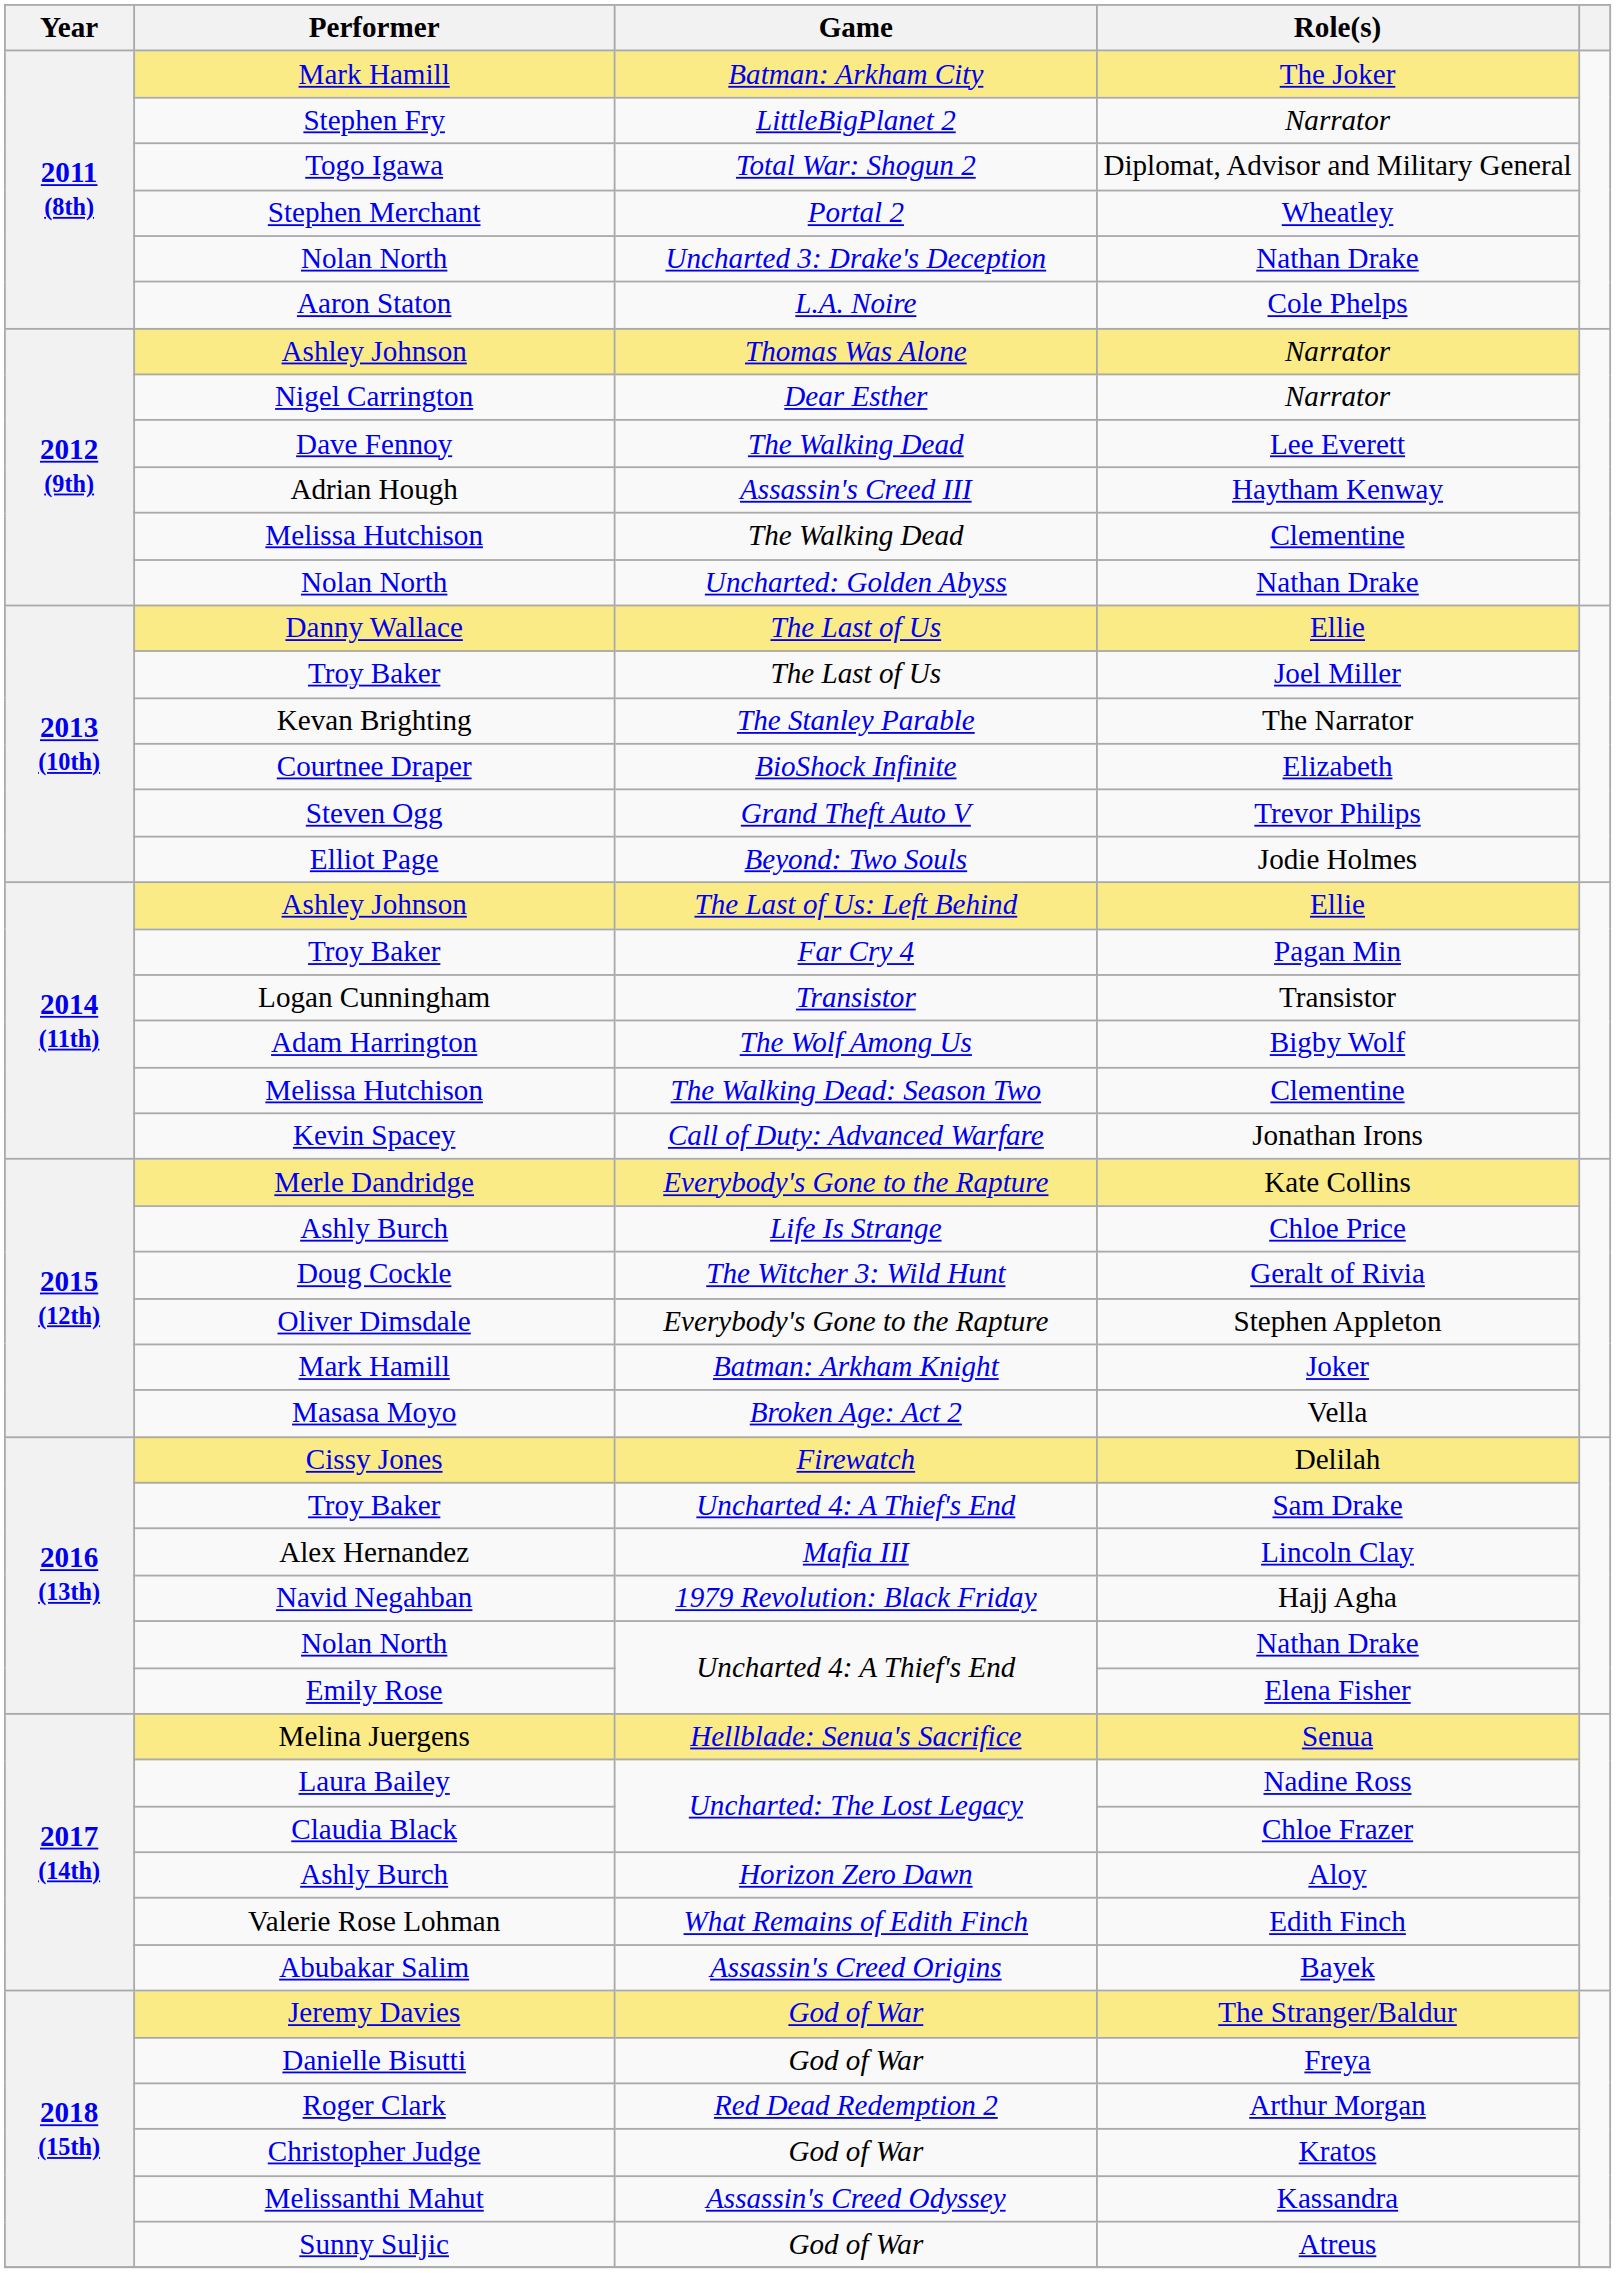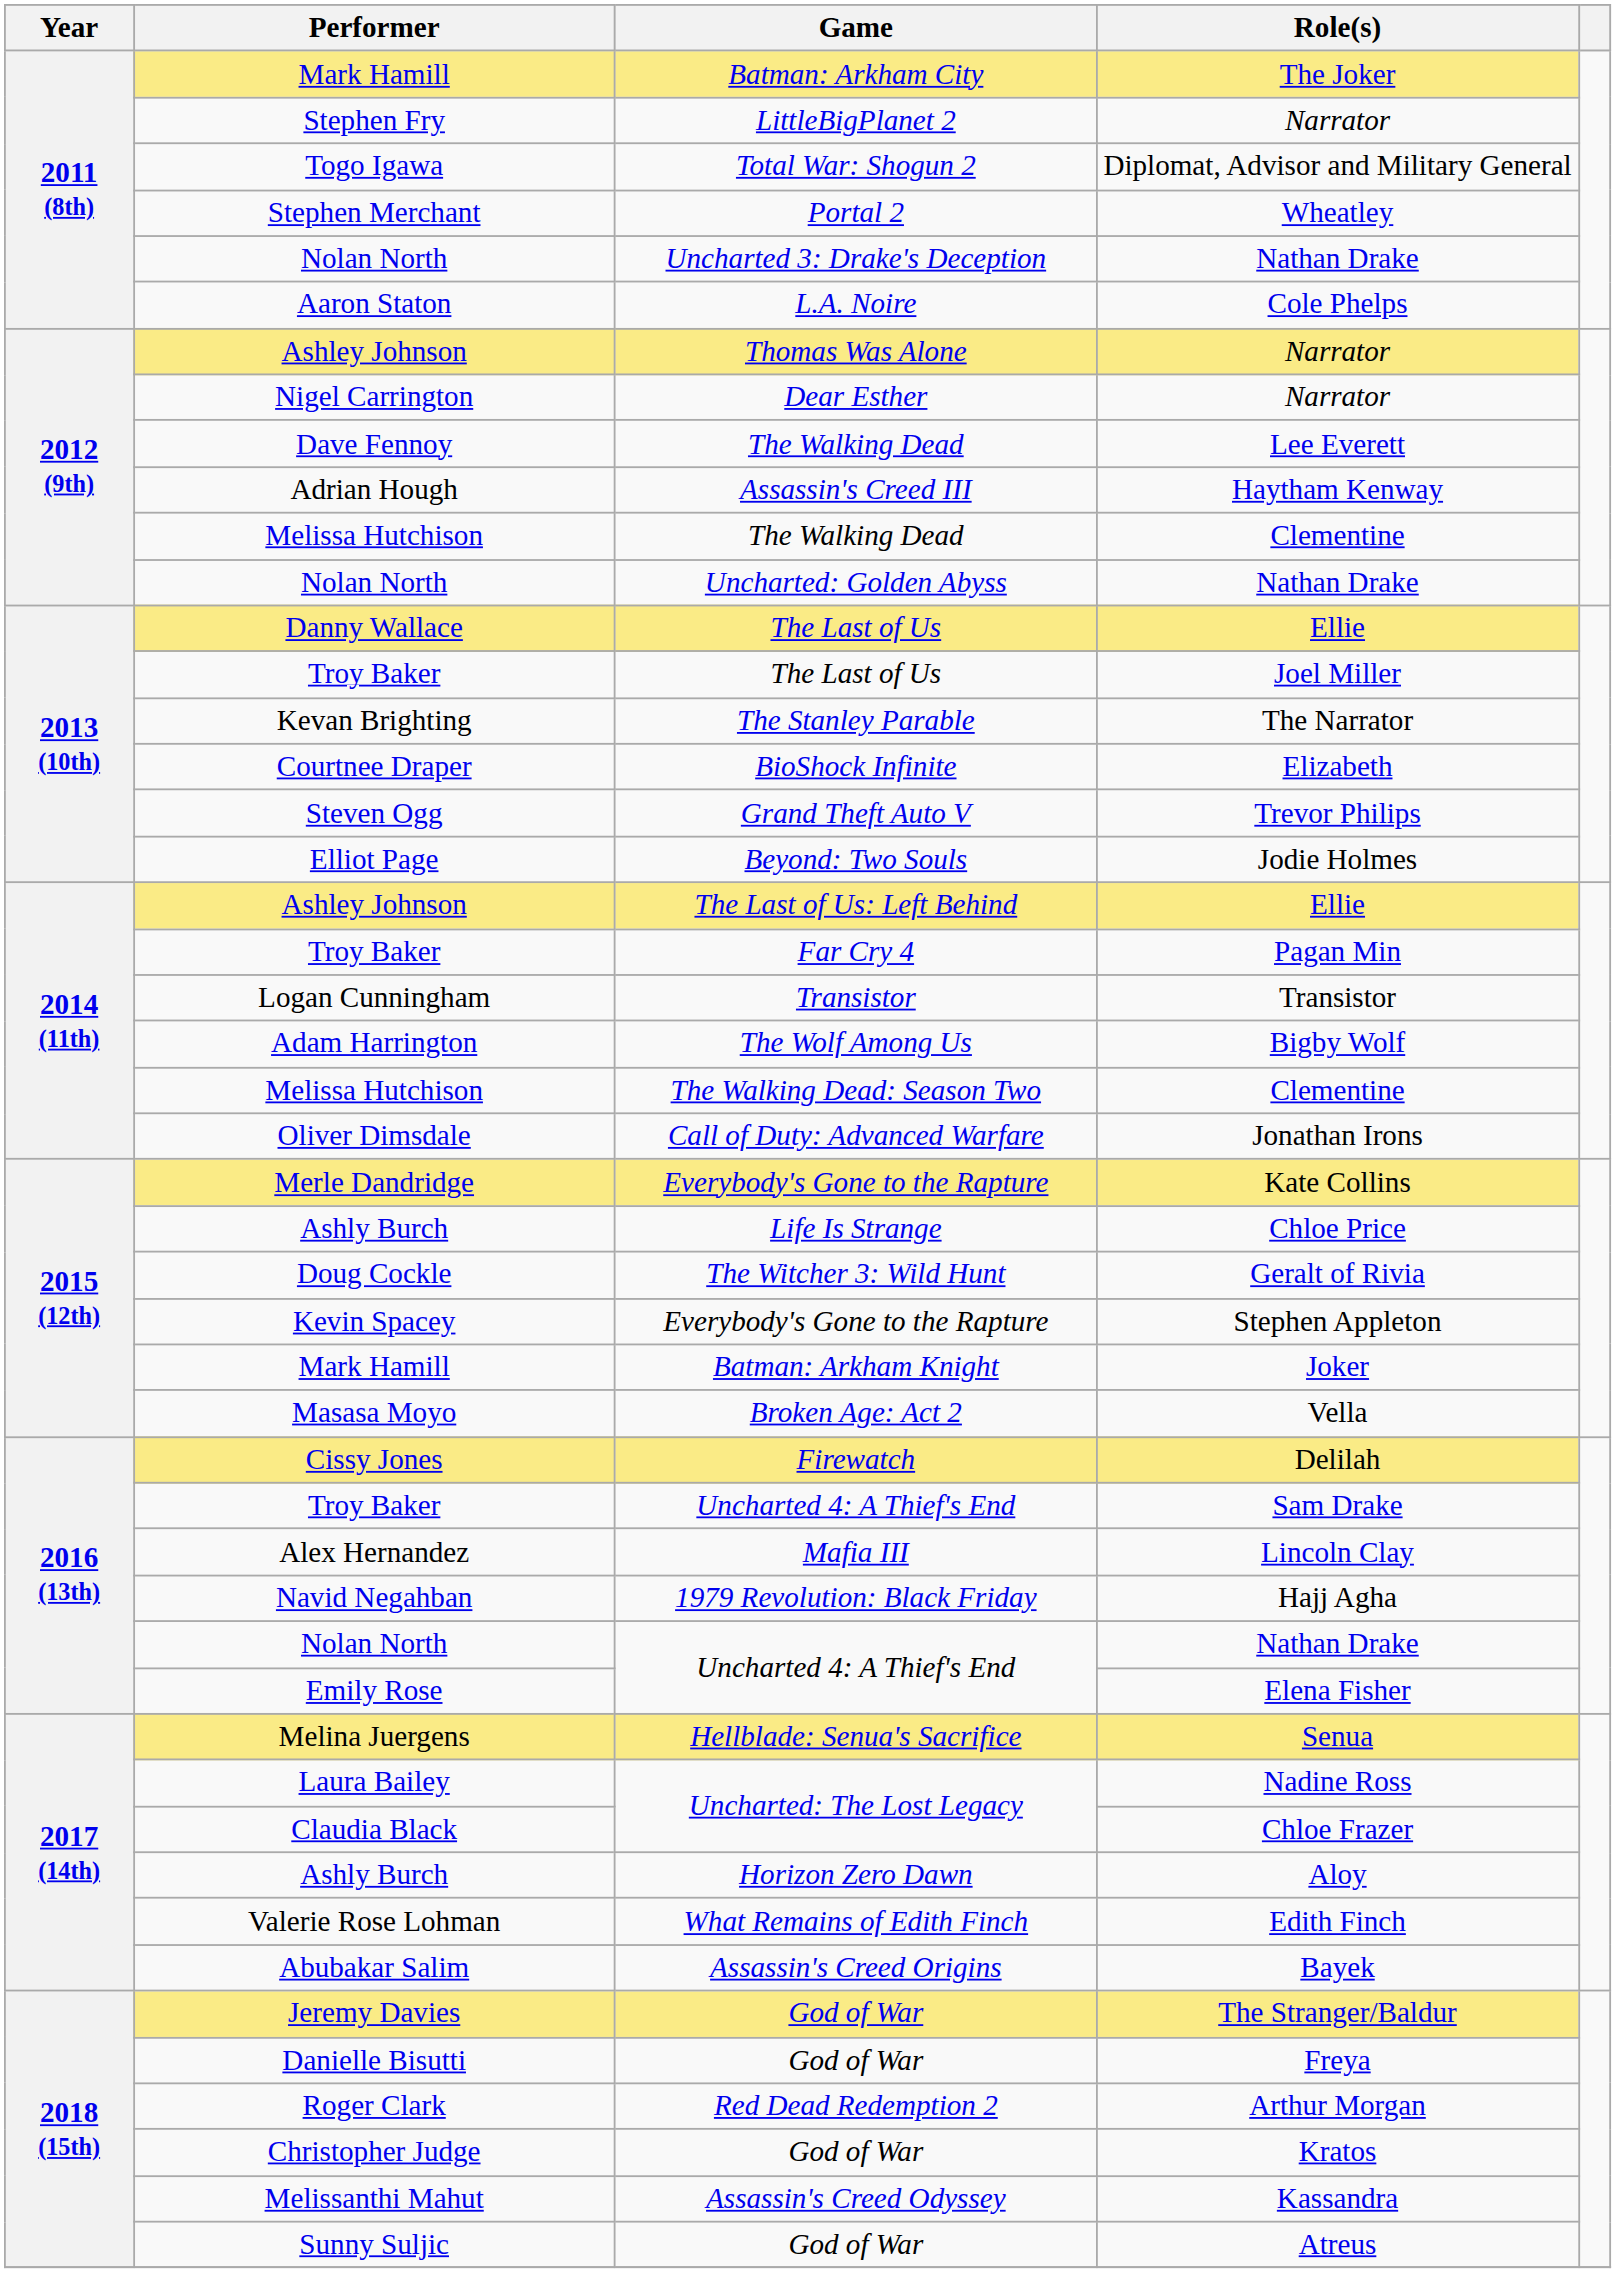(374, 1135) Kevin Spacey -> (374, 1135) Oliver Dimsdale
(374, 1320) Oliver Dimsdale -> (374, 1320) Kevin Spacey
